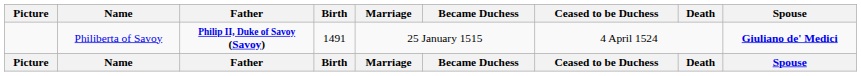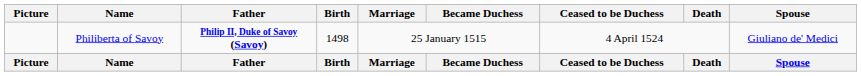(334, 37) 1491 -> (337, 37) 1498
(790, 37) bold -> (793, 37) normal
